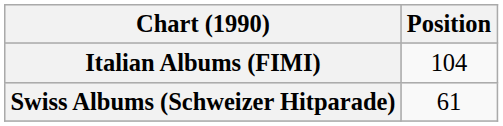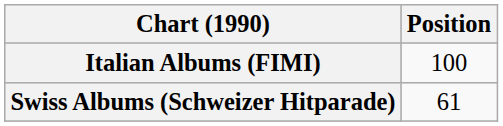(449, 62) 104 -> (449, 62) 100
